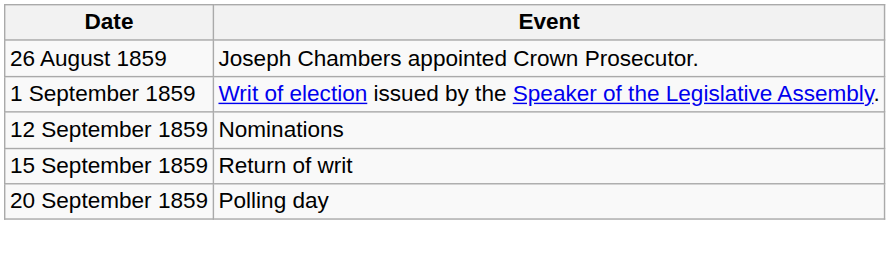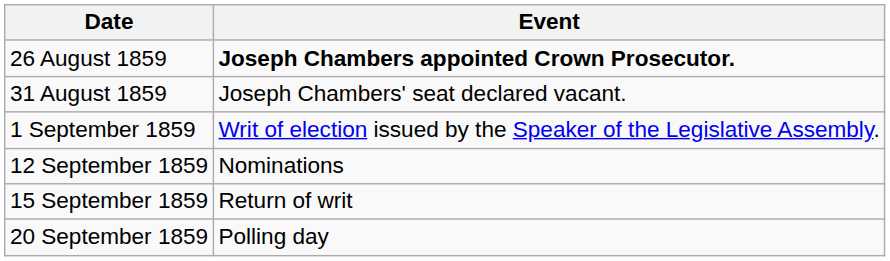(459, 58) normal -> (477, 58) bold
+ row: (88, 93)
